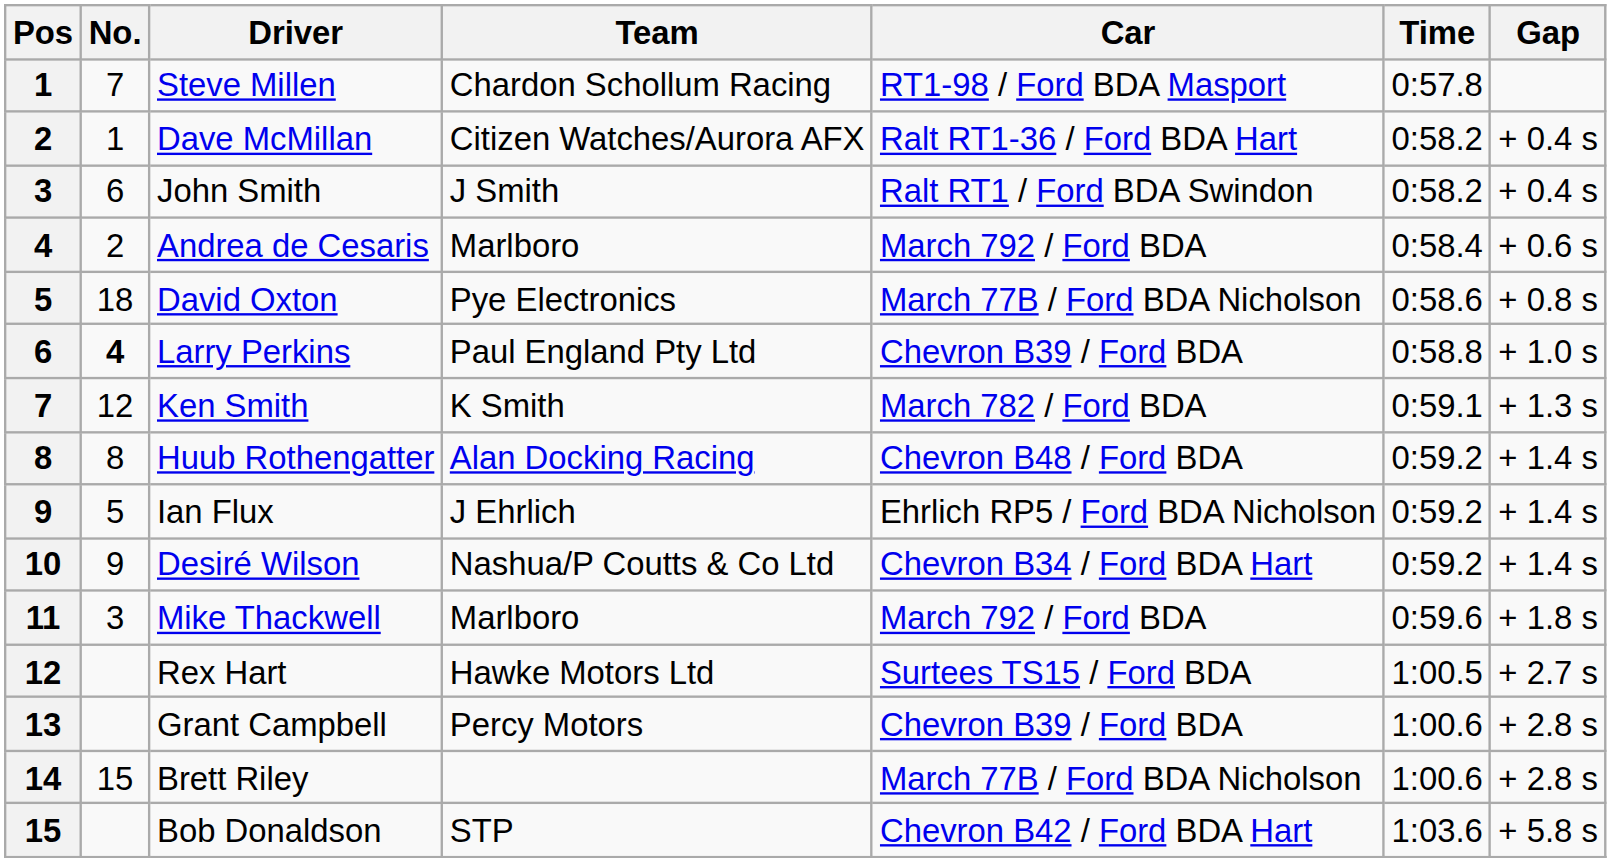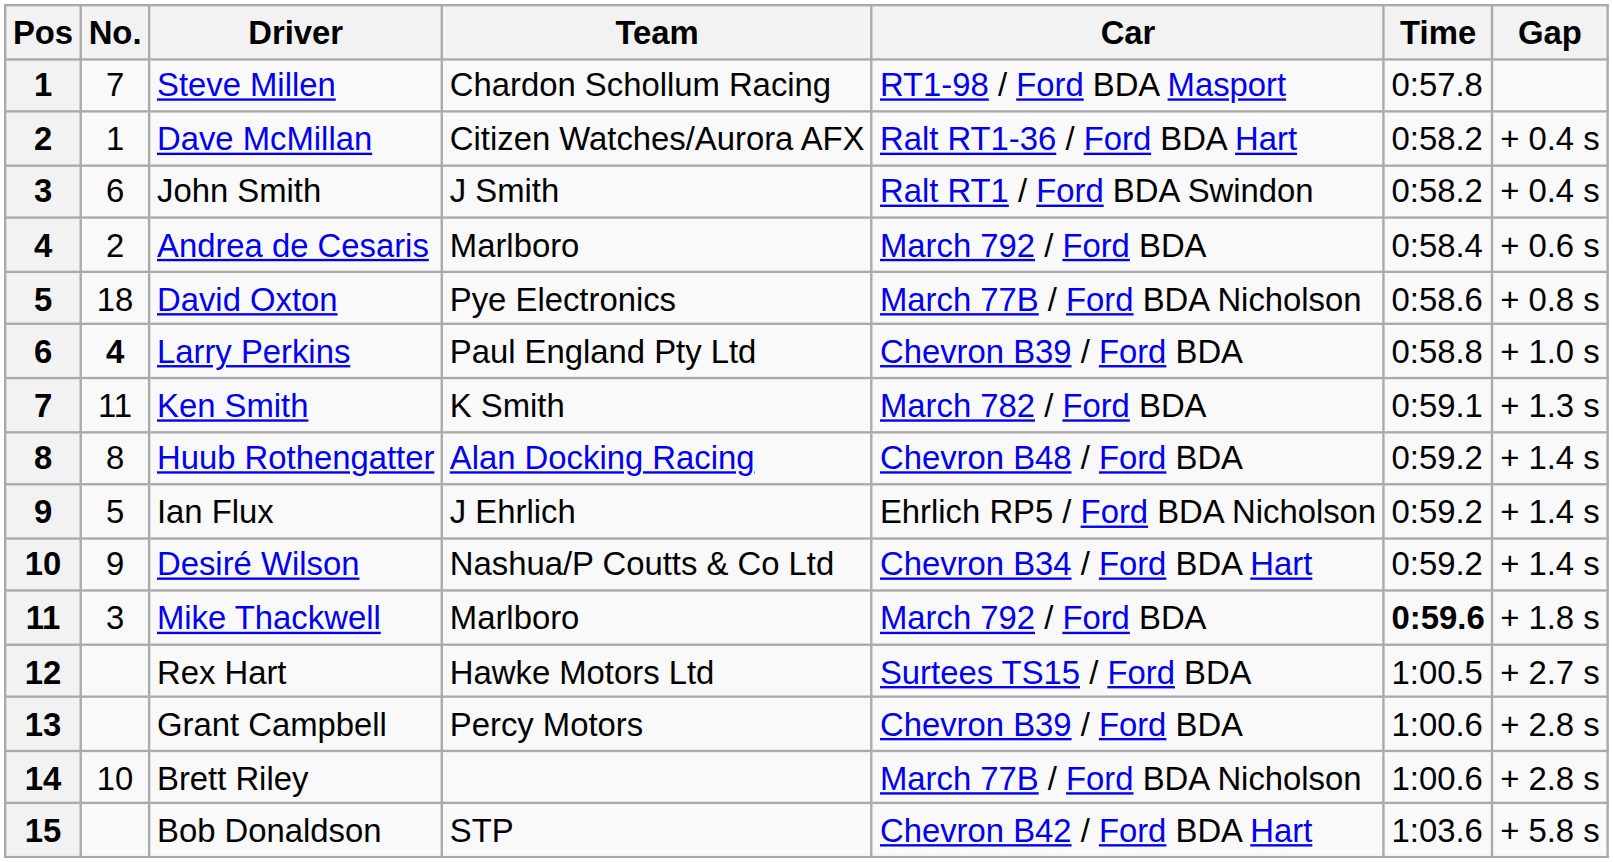(115, 404) 12 -> (115, 404) 11
(1437, 617) normal -> (1438, 617) bold
(115, 777) 15 -> (115, 777) 10
